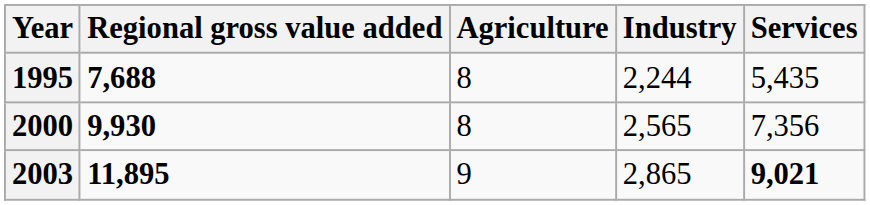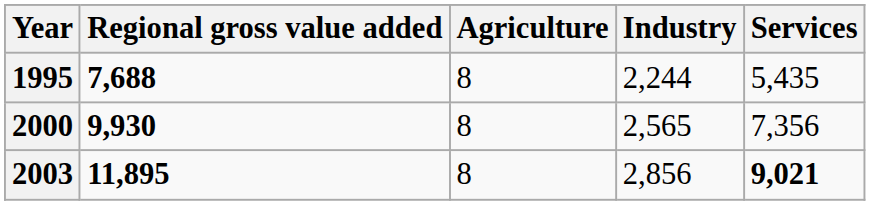(464, 174) 9 -> (464, 174) 8
(657, 174) 2,865 -> (657, 174) 2,856
